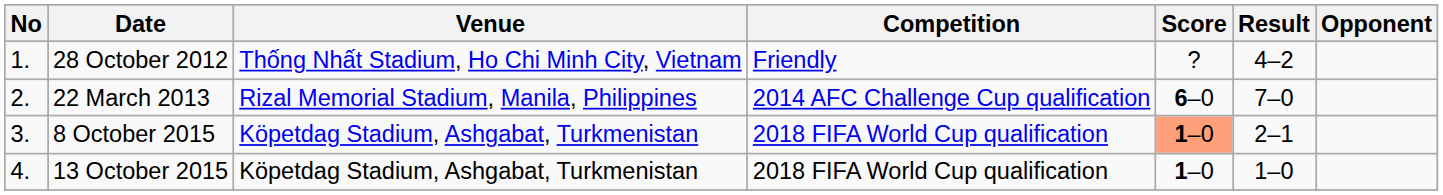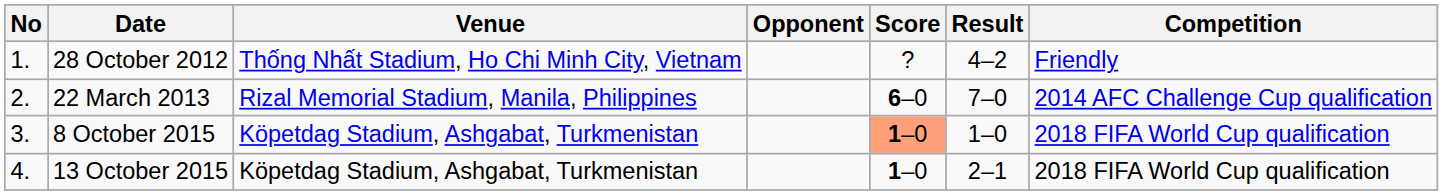columns swapped: (1376, 23) <-> (952, 23)
(1274, 134) 2–1 -> (987, 134) 1–0
(1274, 171) 1–0 -> (987, 171) 2–1
